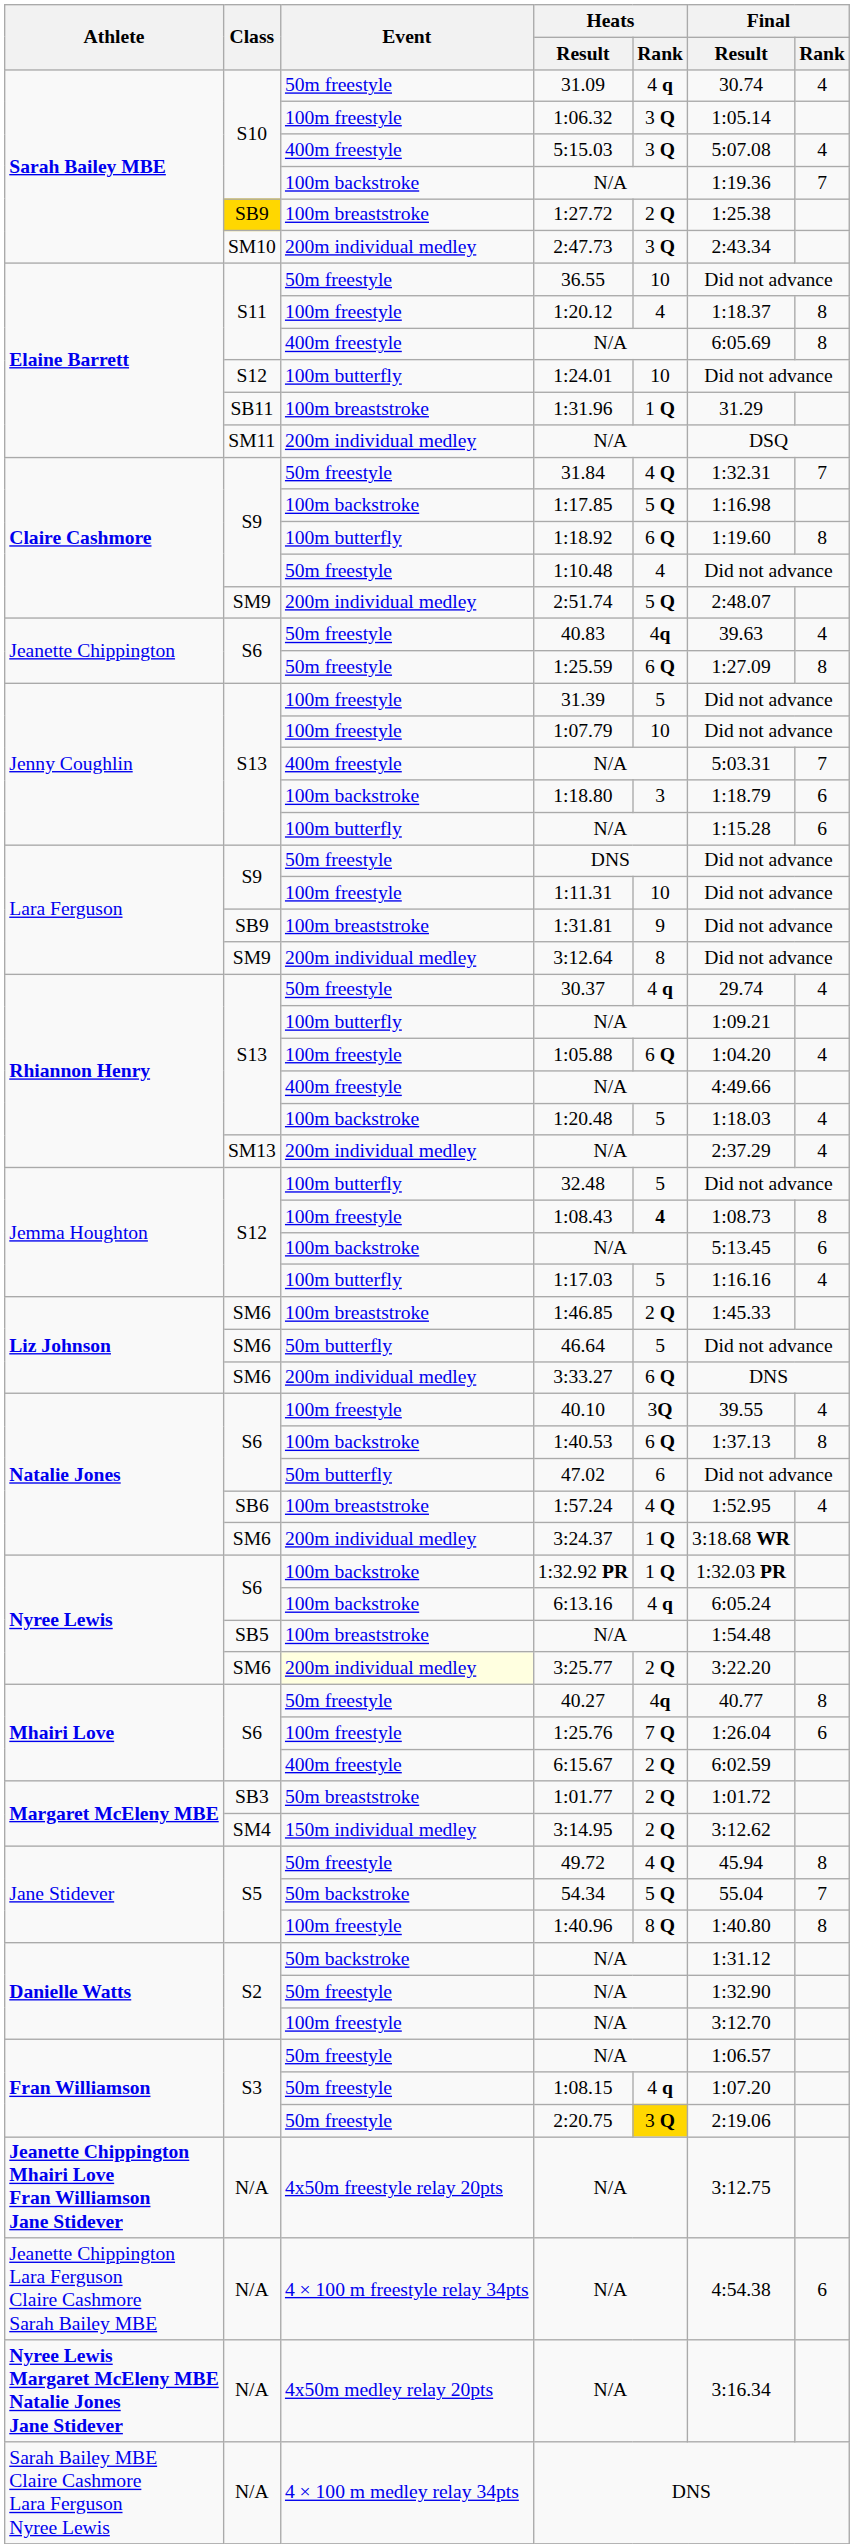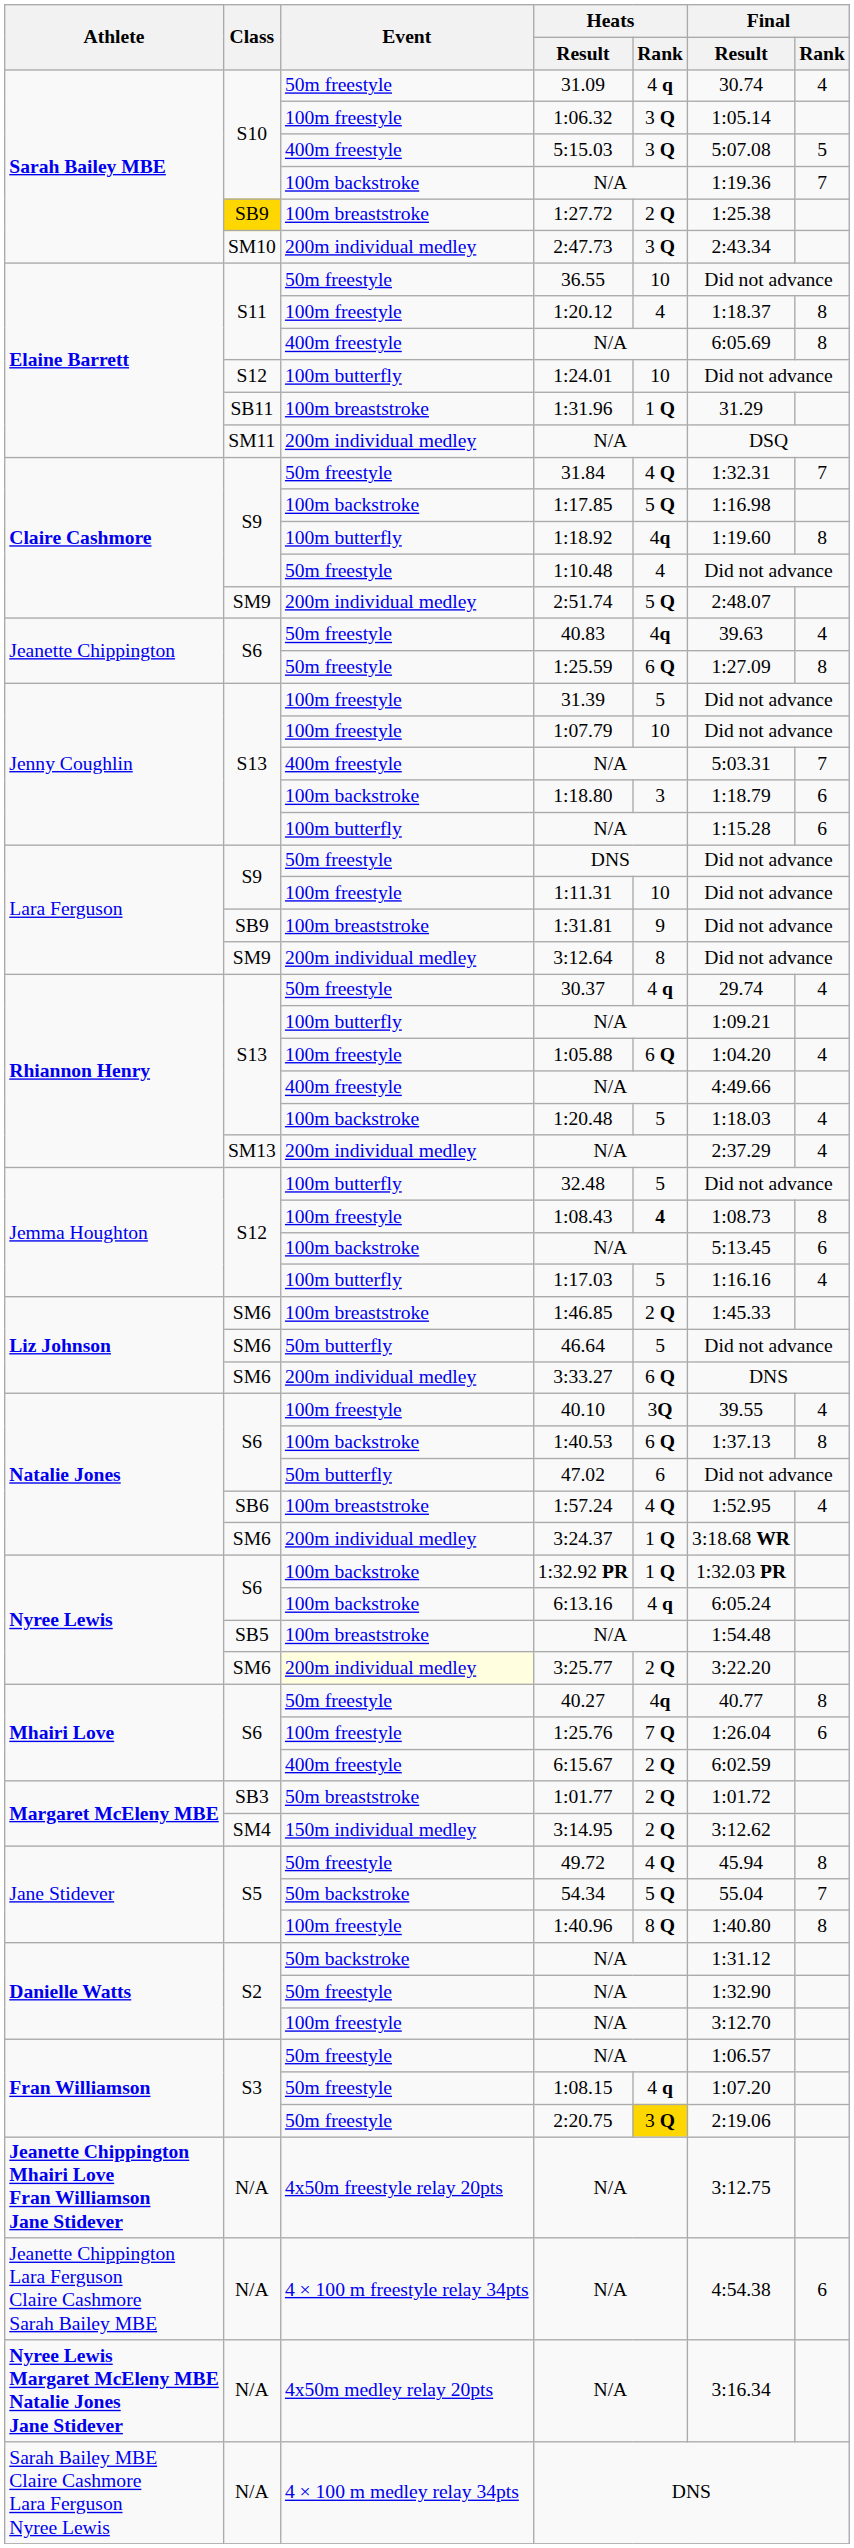(822, 150) 4 -> (822, 150) 5
(660, 537) 6 Q -> (660, 537) 4q
